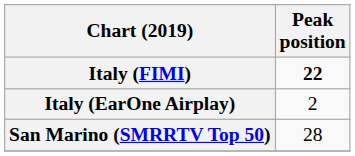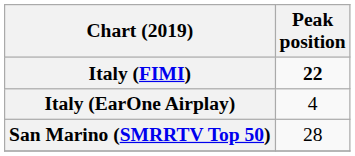(313, 103) 2 -> (313, 103) 4
